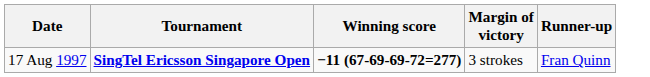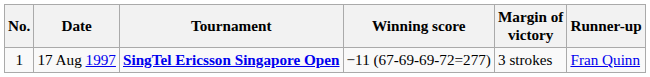+ column: (19, 26)
(389, 60) bold -> (419, 60) normal
